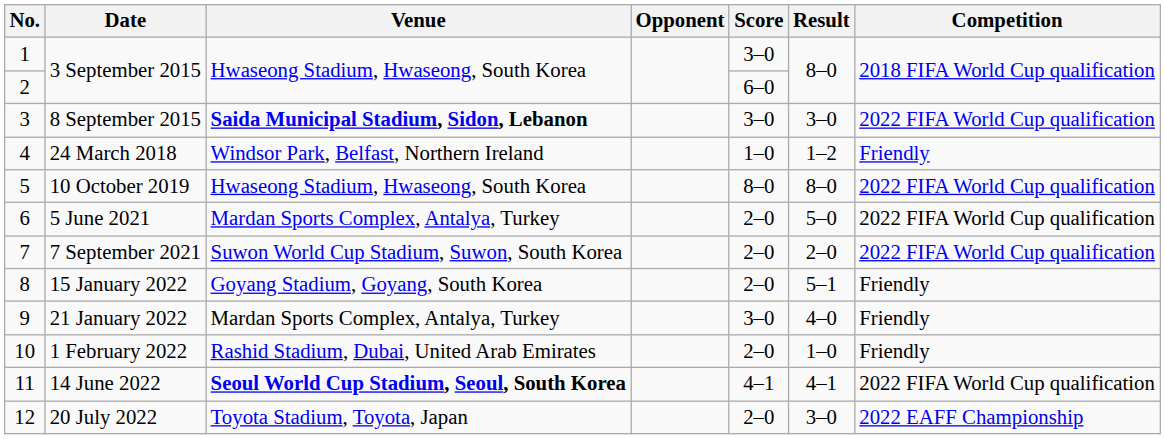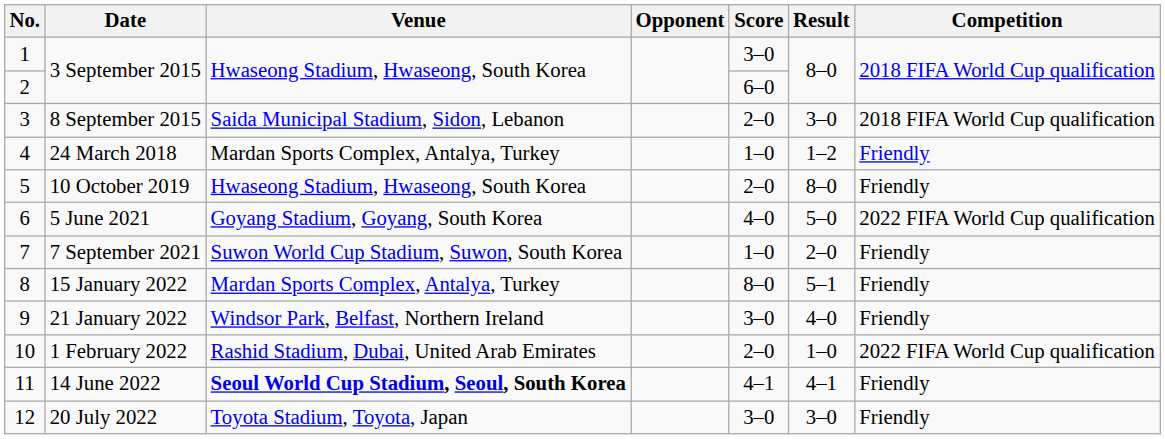(399, 119) bold -> (387, 119) normal
(759, 119) 3–0 -> (759, 119) 2–0
(1007, 119) 2022 FIFA World Cup qualification -> (1007, 119) 2018 FIFA World Cup qualification
(377, 152) Windsor Park, Belfast, Northern Ireland -> (385, 152) Mardan Sports Complex, Antalya, Turkey
(759, 185) 8–0 -> (759, 185) 2–0
(1007, 185) 2022 FIFA World Cup qualification -> (894, 185) Friendly
(385, 218) Mardan Sports Complex, Antalya, Turkey -> (376, 218) Goyang Stadium, Goyang, South Korea
(759, 218) 2–0 -> (759, 218) 4–0
(759, 251) 2–0 -> (759, 251) 1–0
(1007, 251) 2022 FIFA World Cup qualification -> (894, 251) Friendly
(376, 284) Goyang Stadium, Goyang, South Korea -> (385, 284) Mardan Sports Complex, Antalya, Turkey
(759, 284) 2–0 -> (759, 284) 8–0
(385, 317) Mardan Sports Complex, Antalya, Turkey -> (377, 317) Windsor Park, Belfast, Northern Ireland
(894, 350) Friendly -> (1007, 350) 2022 FIFA World Cup qualification
(1007, 383) 2022 FIFA World Cup qualification -> (894, 383) Friendly
(759, 416) 2–0 -> (759, 416) 3–0
(971, 416) 2022 EAFF Championship -> (894, 416) Friendly
